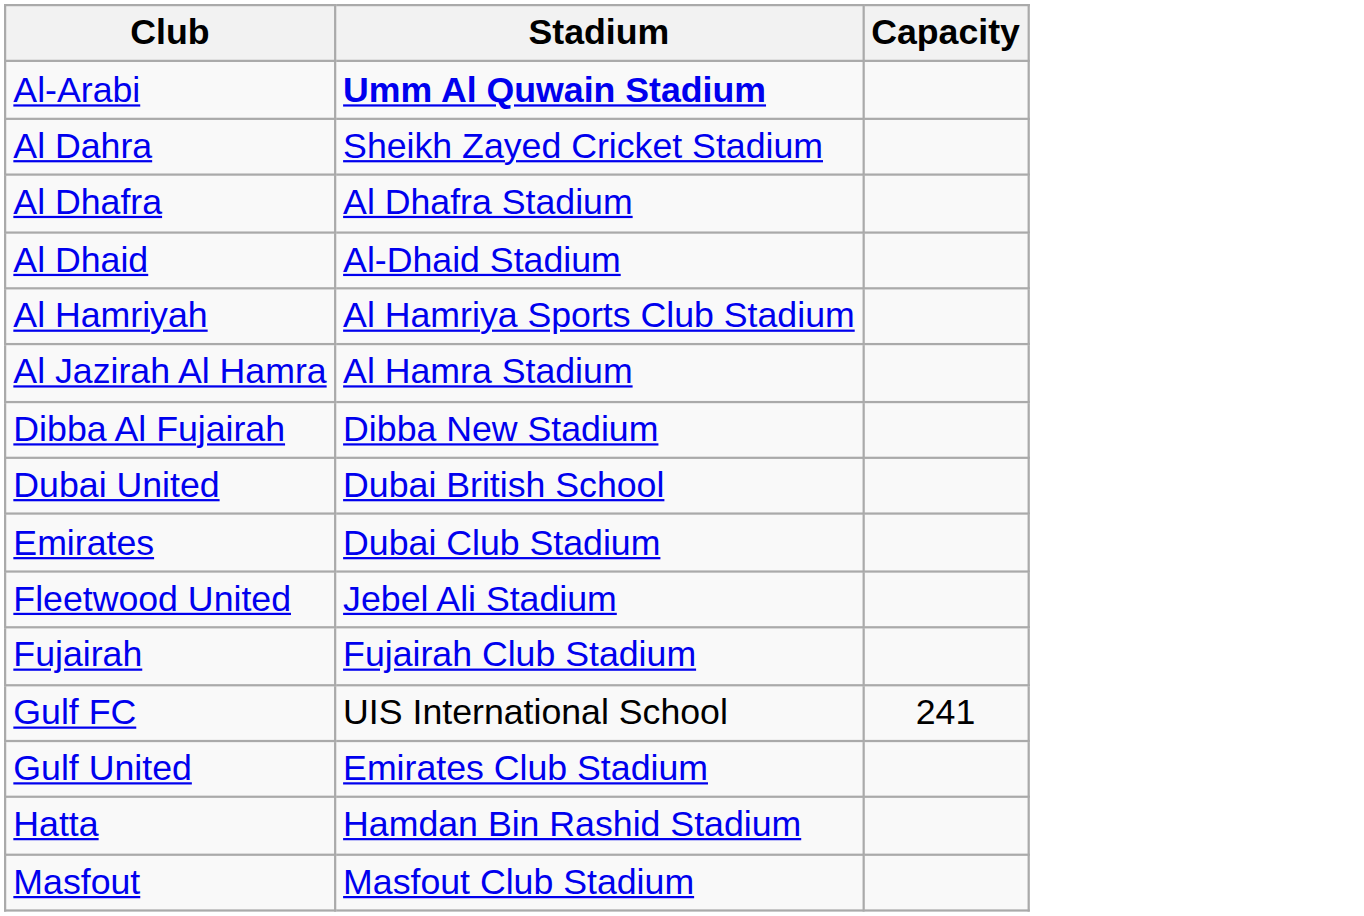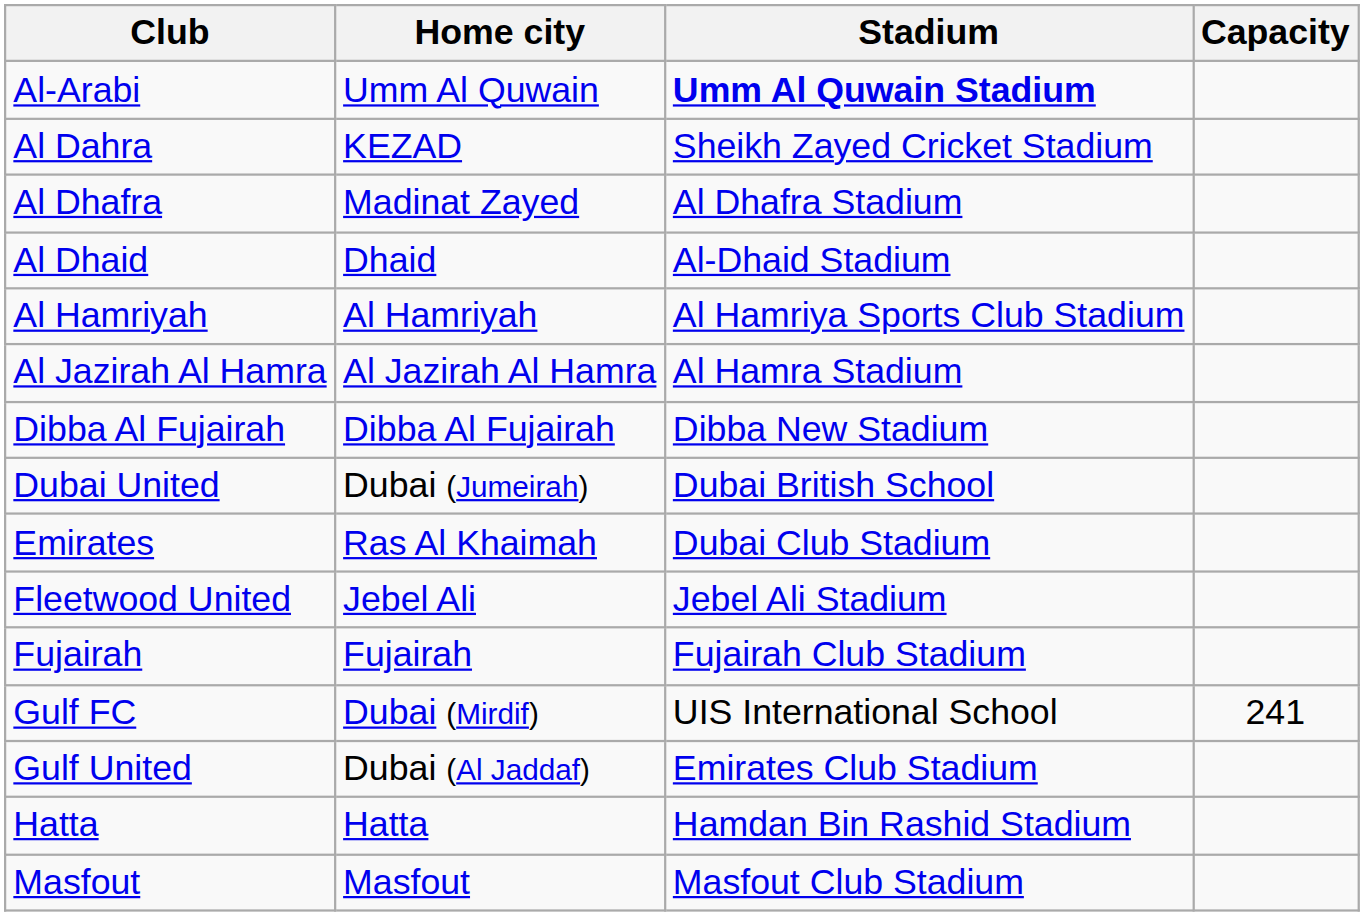+ column: (500, 32)
